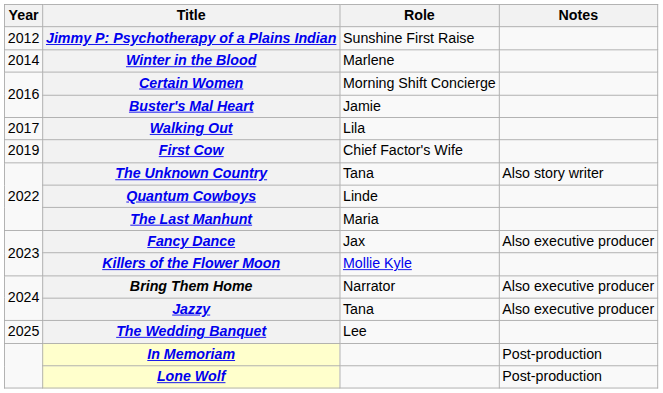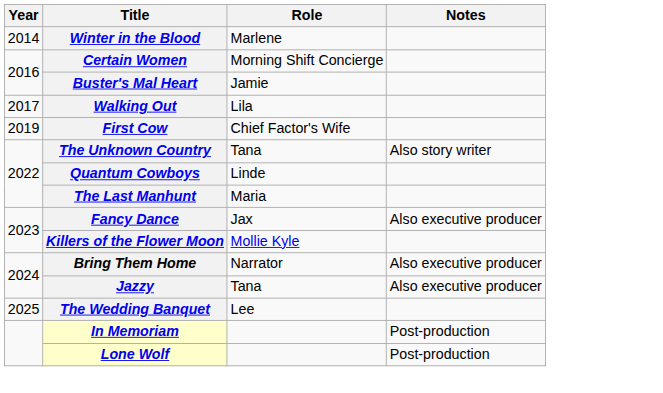- row: (191, 38)
